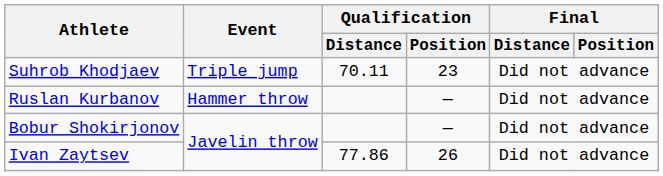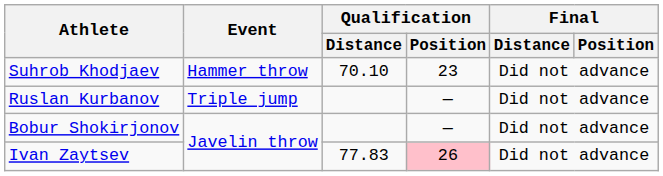(243, 72) Triple jump -> (248, 72) Hammer throw
(364, 72) 70.11 -> (364, 72) 70.10
(248, 100) Hammer throw -> (243, 100) Triple jump
(364, 156) 77.86 -> (364, 156) 77.83
(448, 156) no background -> (448, 156) pink background
